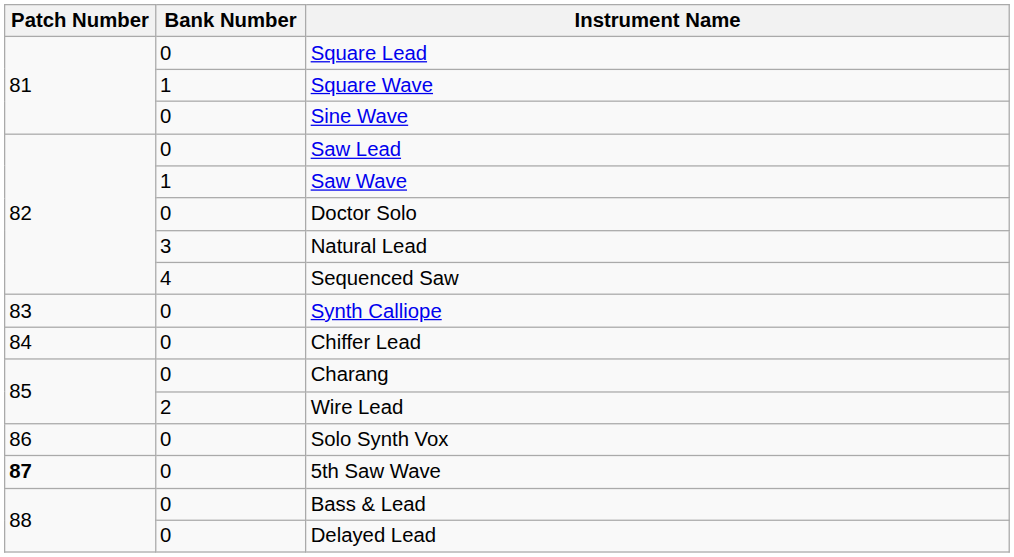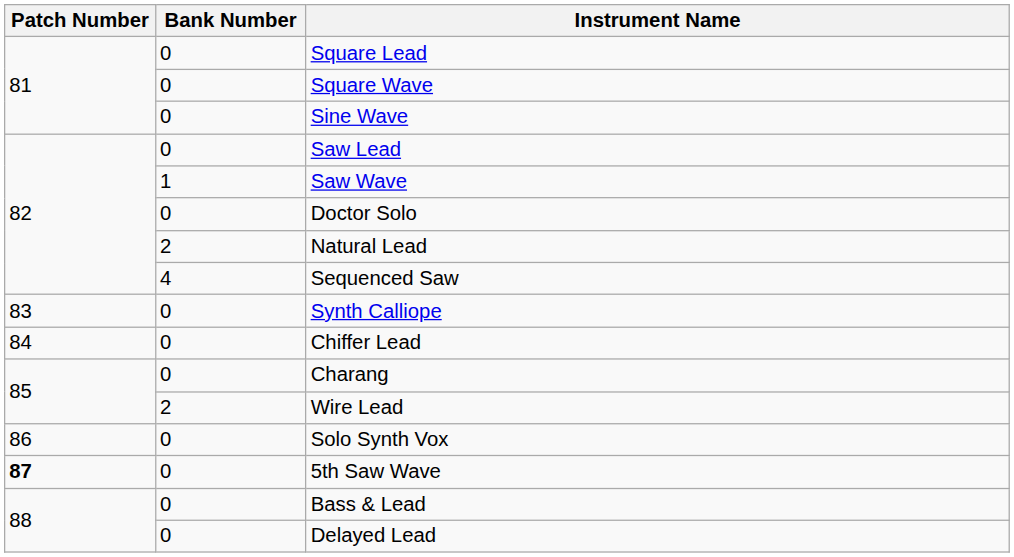(166, 85) 1 -> (166, 85) 0
(166, 246) 3 -> (166, 246) 2
